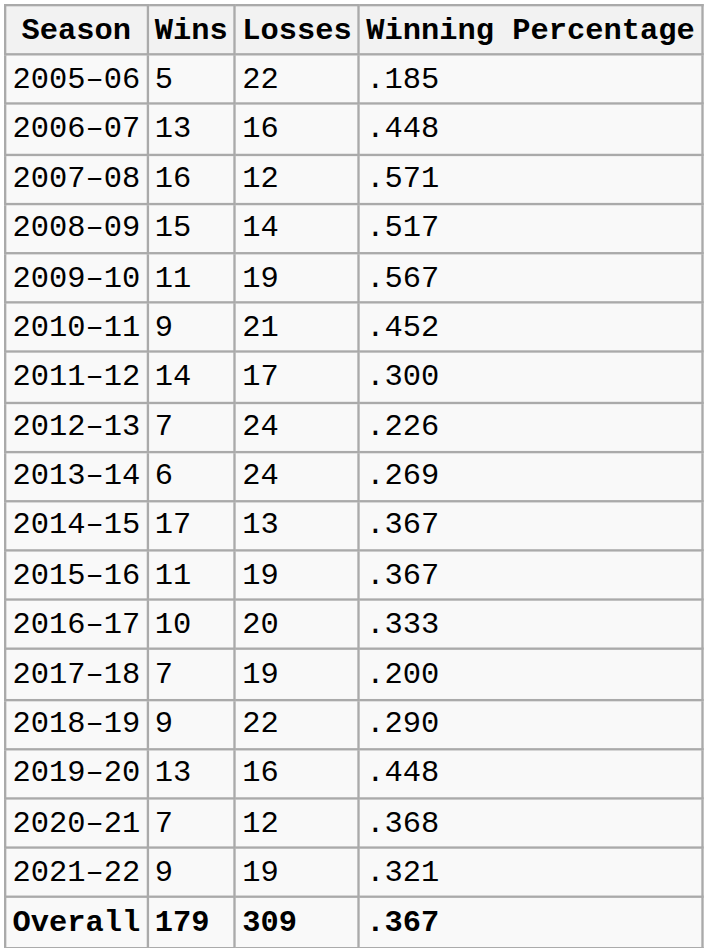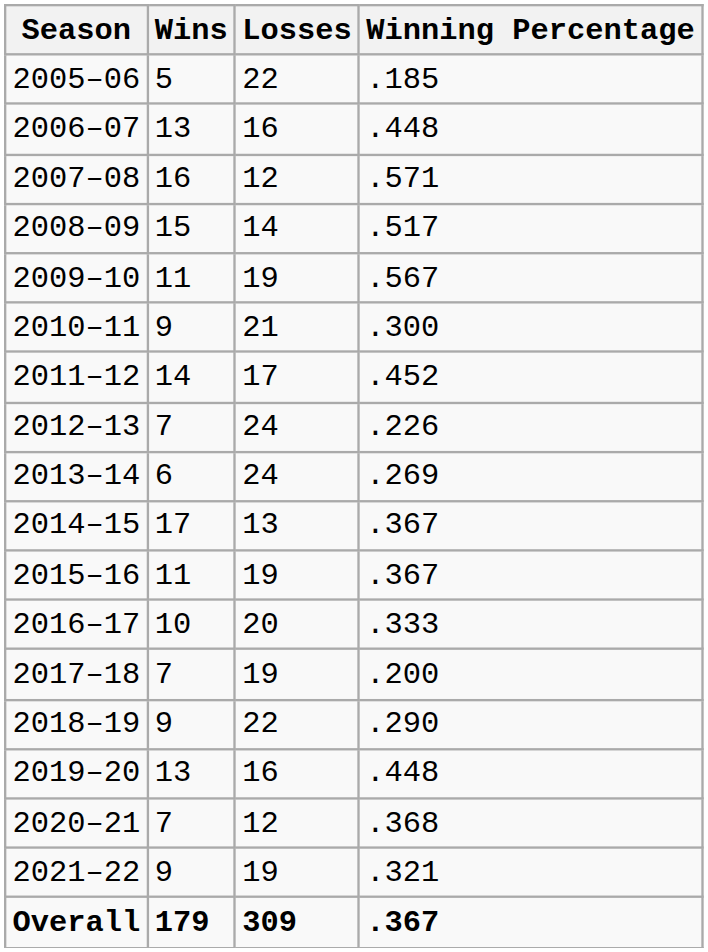(403, 327) .452 -> (403, 327) .300
(403, 377) .300 -> (403, 377) .452
